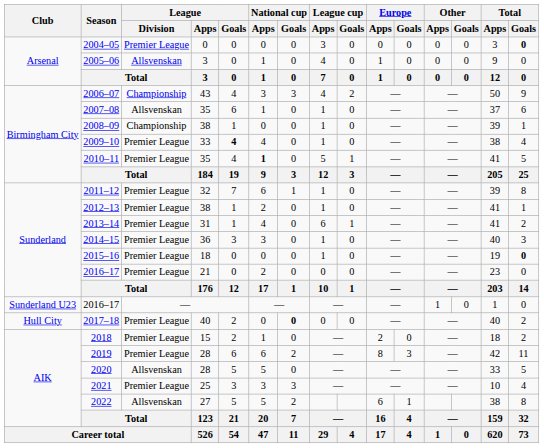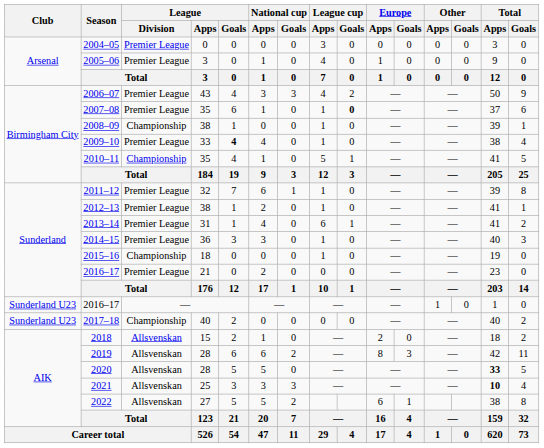(524, 45) bold -> (524, 45) normal
(156, 61) Allsvenskan -> (156, 61) Premier League
(156, 93) Championship -> (156, 93) Premier League
(156, 110) Allsvenskan -> (156, 110) Premier League
(352, 110) normal -> (352, 110) bold
(156, 158) Premier League -> (156, 158) Championship
(263, 158) bold -> (263, 158) normal
(156, 256) Premier League -> (156, 256) Championship
(524, 256) bold -> (524, 256) normal
(43, 321) Hull City -> (43, 321) Sunderland U23
(156, 321) Premier League -> (156, 321) Championship
(294, 321) bold -> (294, 321) normal
(156, 337) Premier League -> (156, 337) Allsvenskan
(156, 353) Premier League -> (156, 353) Allsvenskan
(495, 369) normal -> (495, 369) bold
(156, 386) Premier League -> (156, 386) Allsvenskan
(495, 386) normal -> (495, 386) bold
